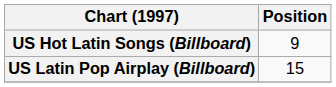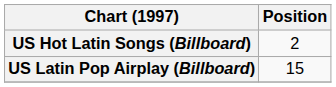(295, 43) 9 -> (295, 43) 2
